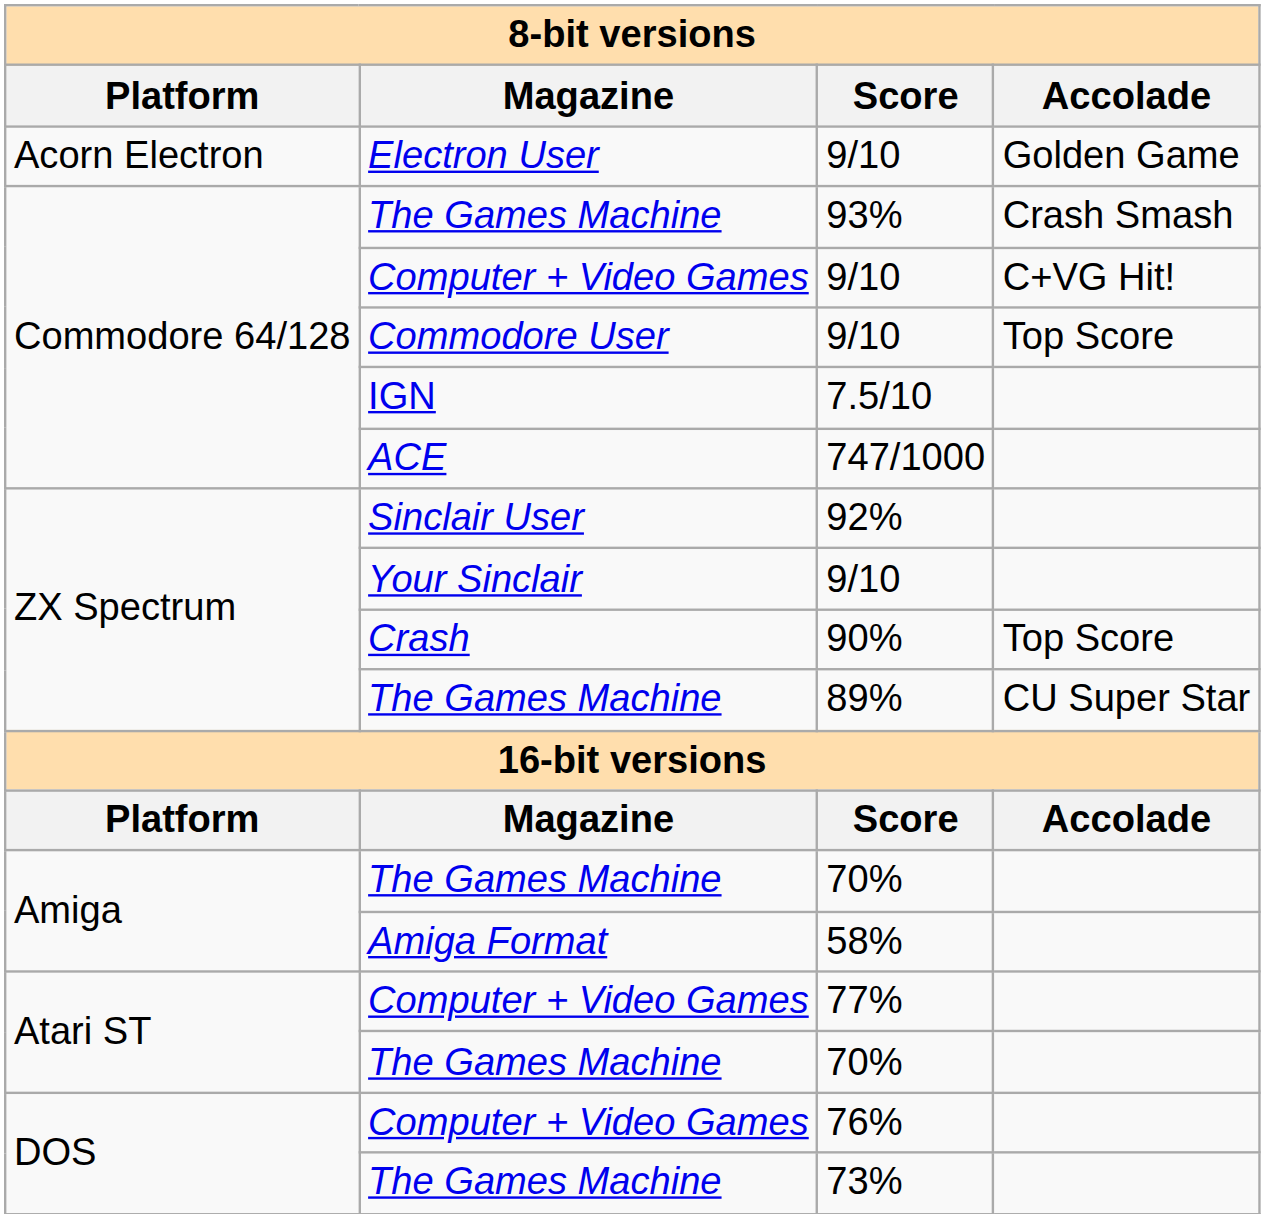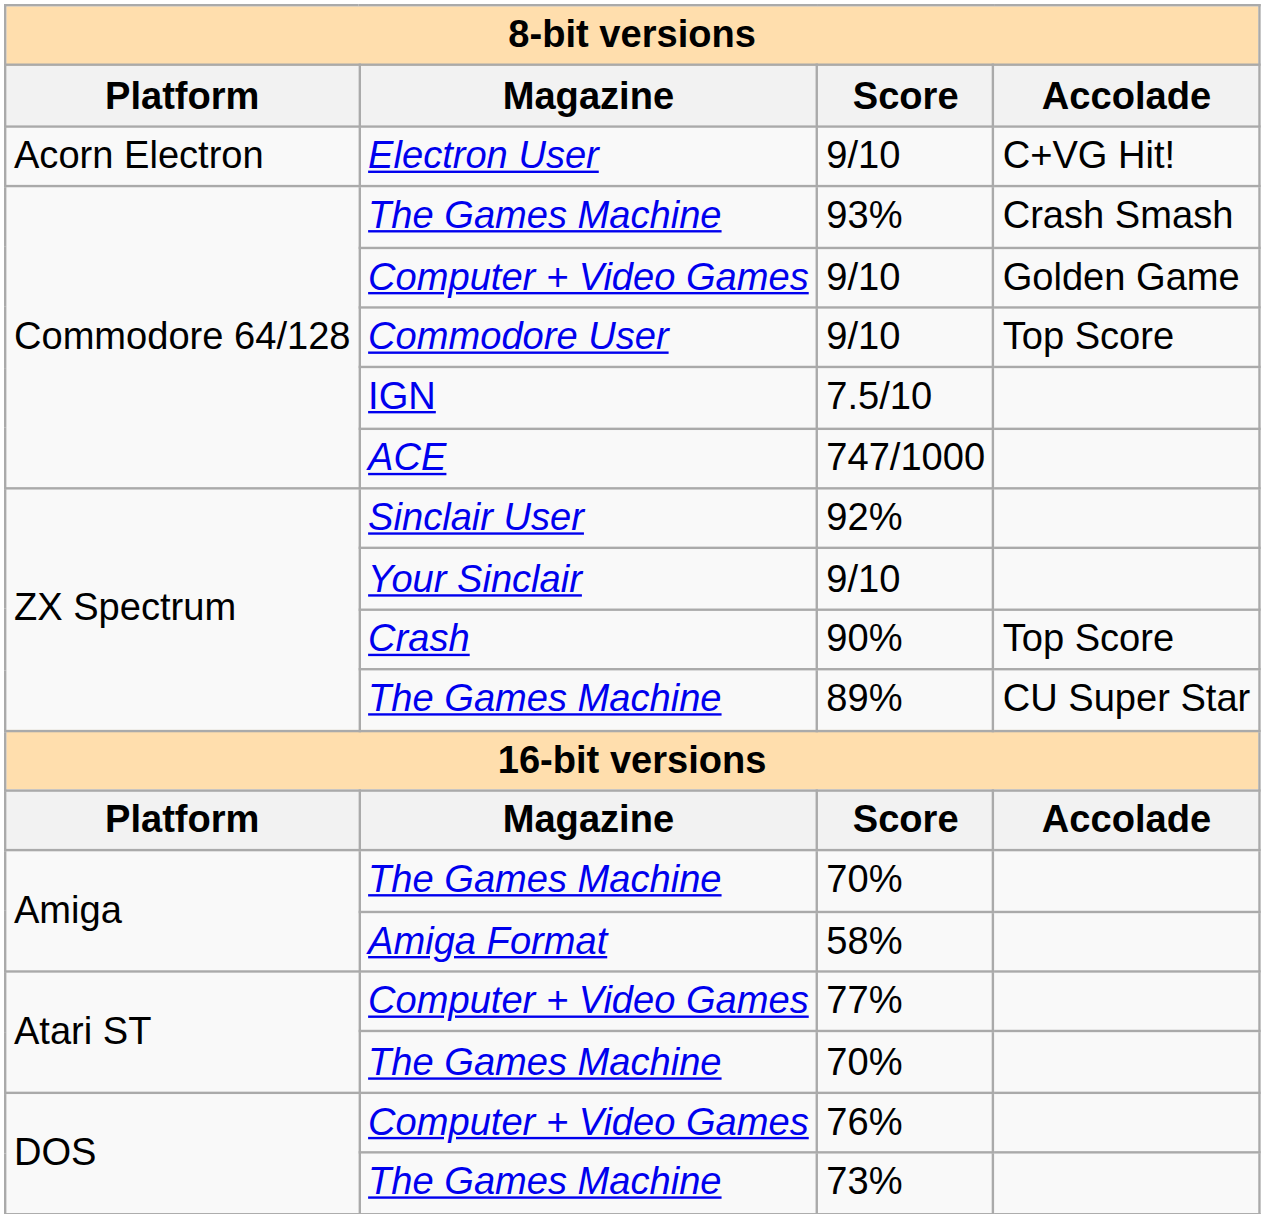(1121, 155) Golden Game -> (1089, 155) C+VG Hit!
(1089, 276) C+VG Hit! -> (1121, 276) Golden Game
